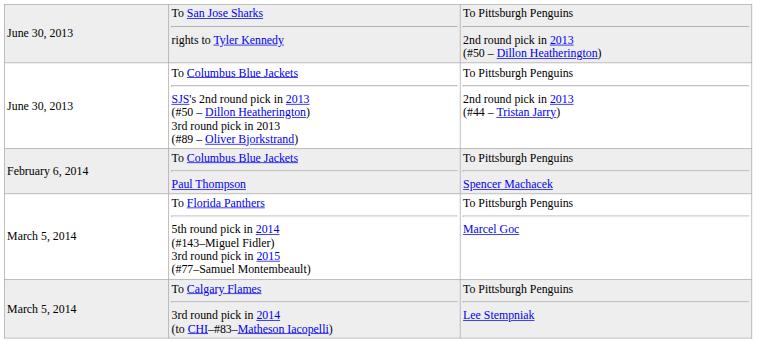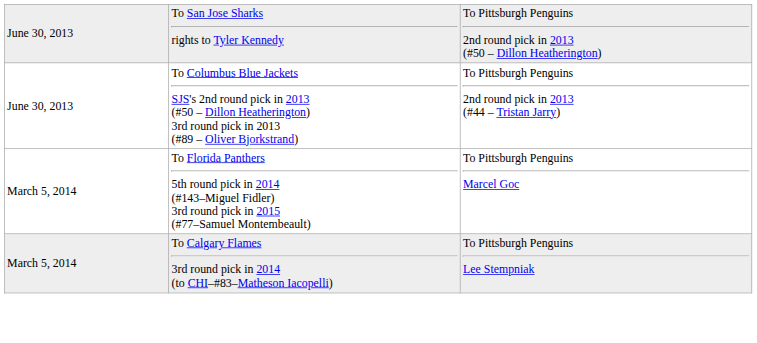- row: (315, 171)
